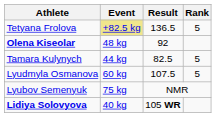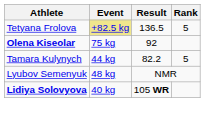(115, 43) 48 kg -> (103, 43) 75 kg
(163, 59) 82.5 -> (151, 59) 82.2
- row: (52, 74)
(115, 90) 75 kg -> (103, 74) 48 kg
